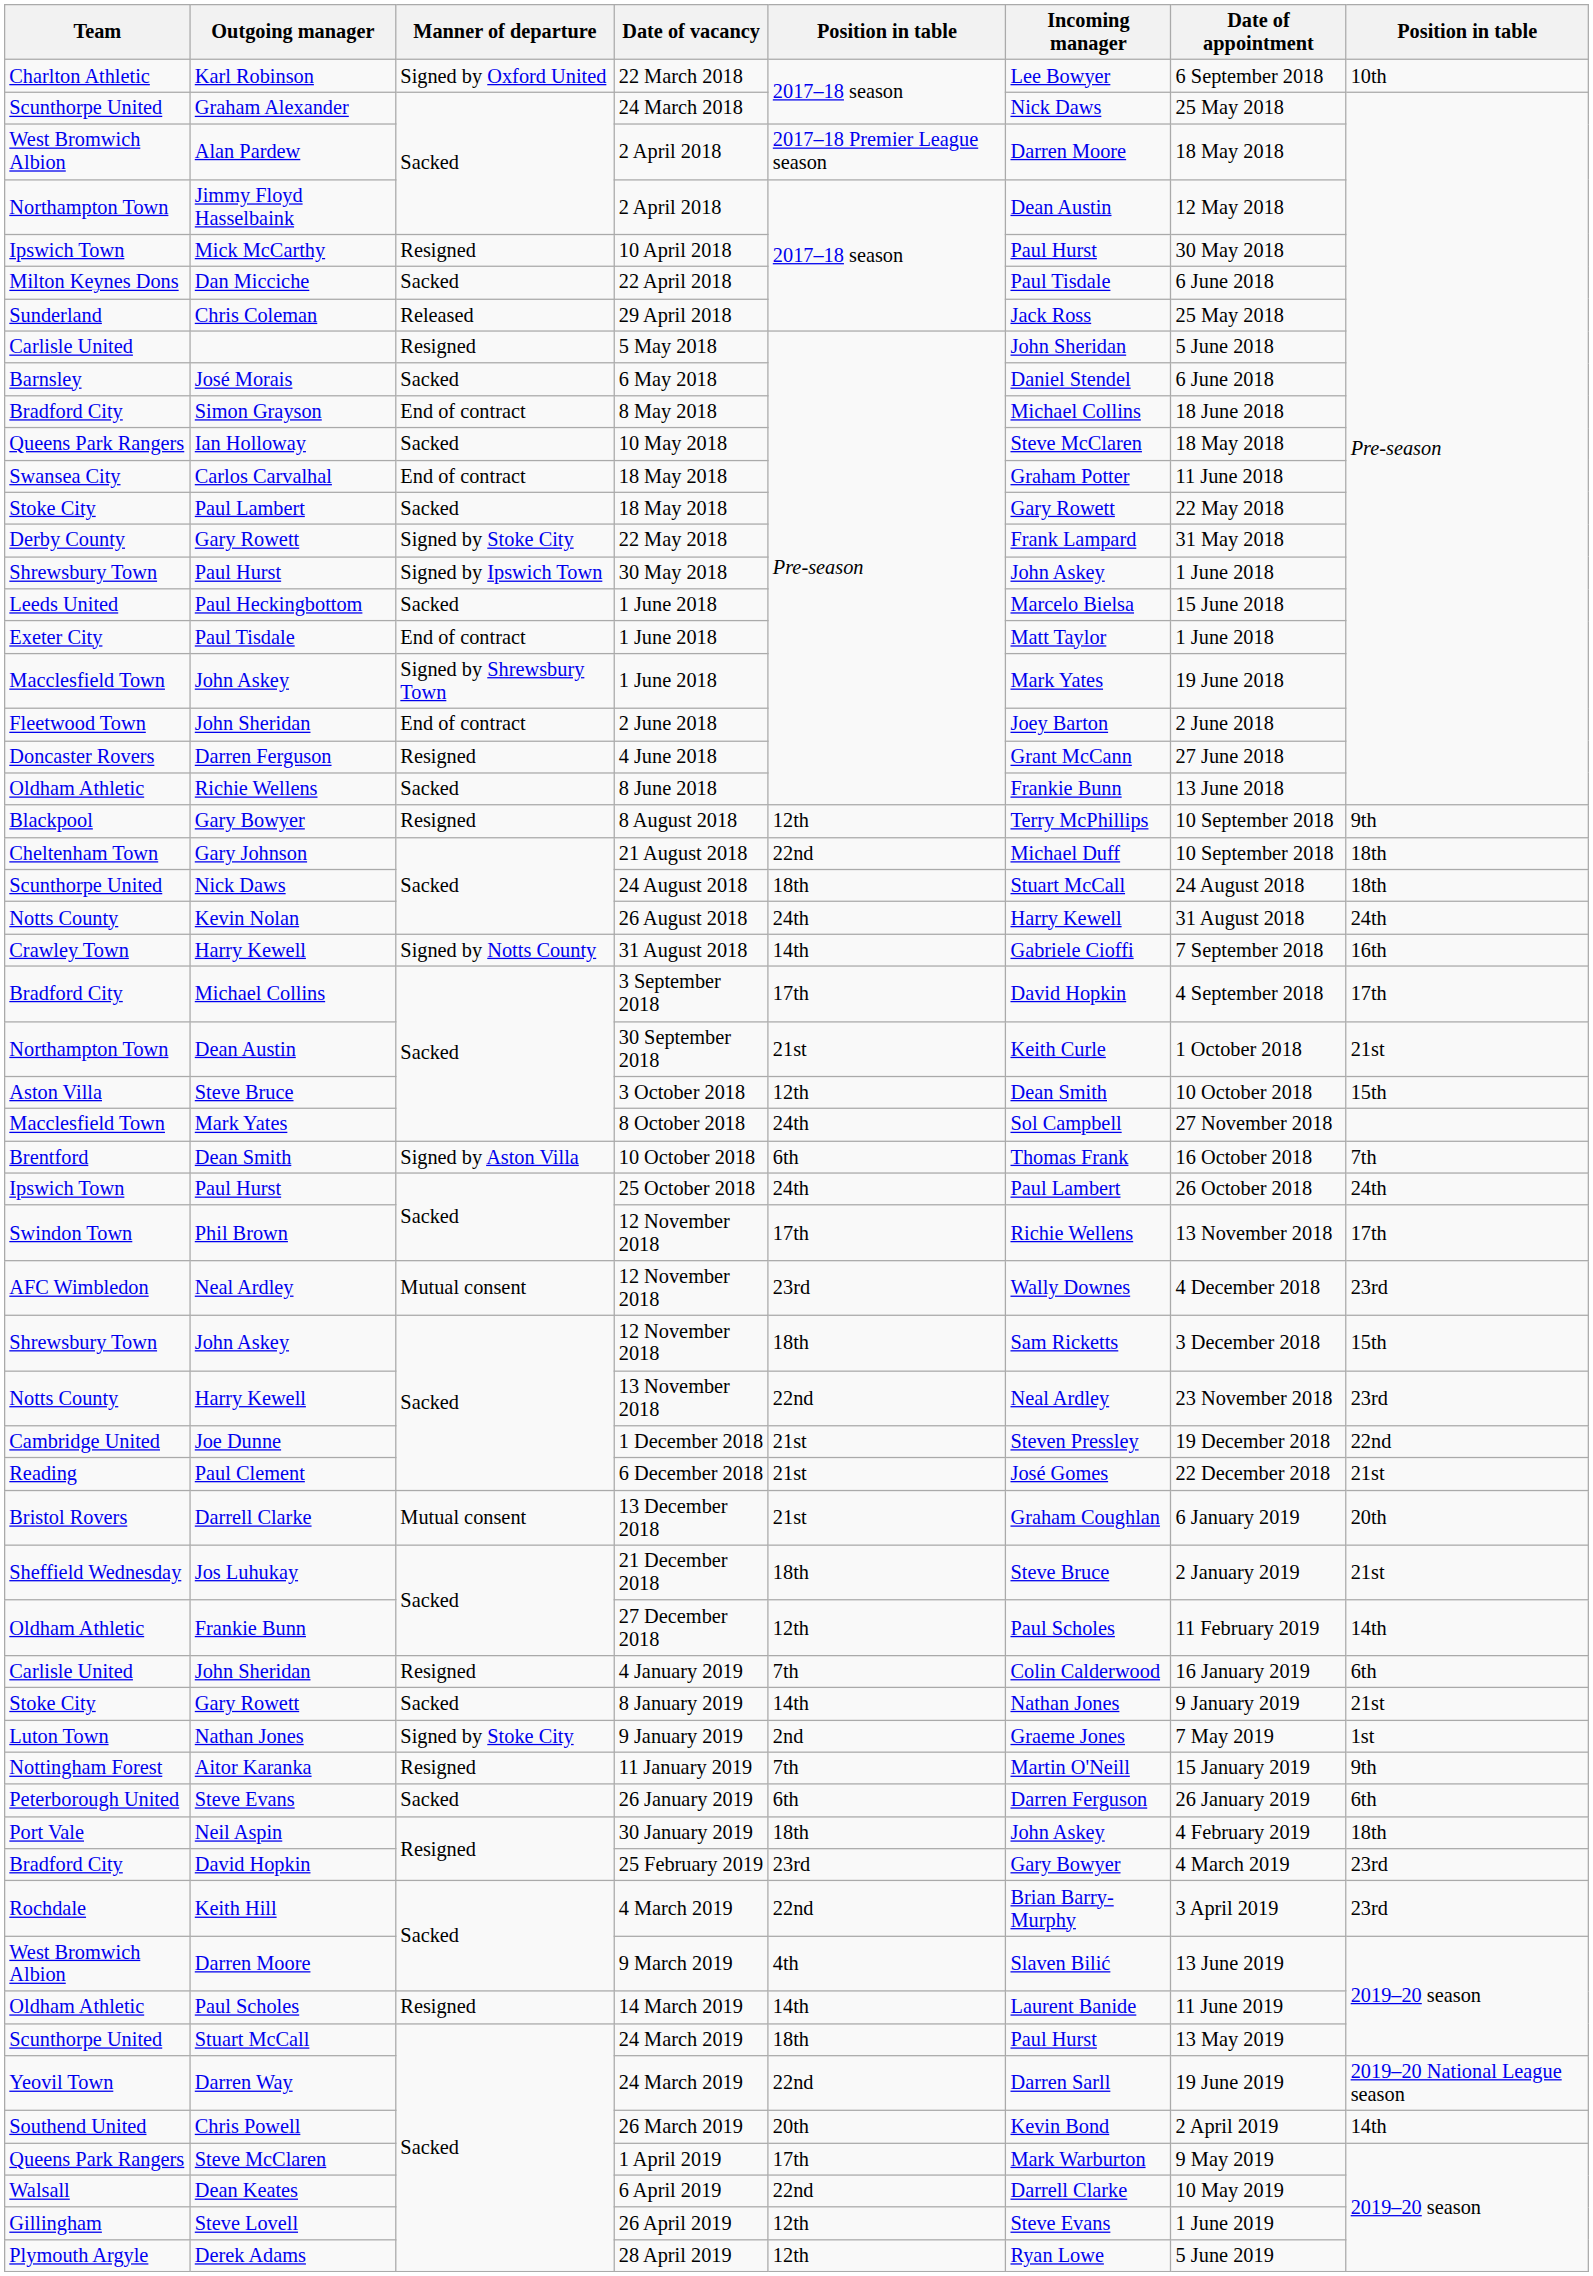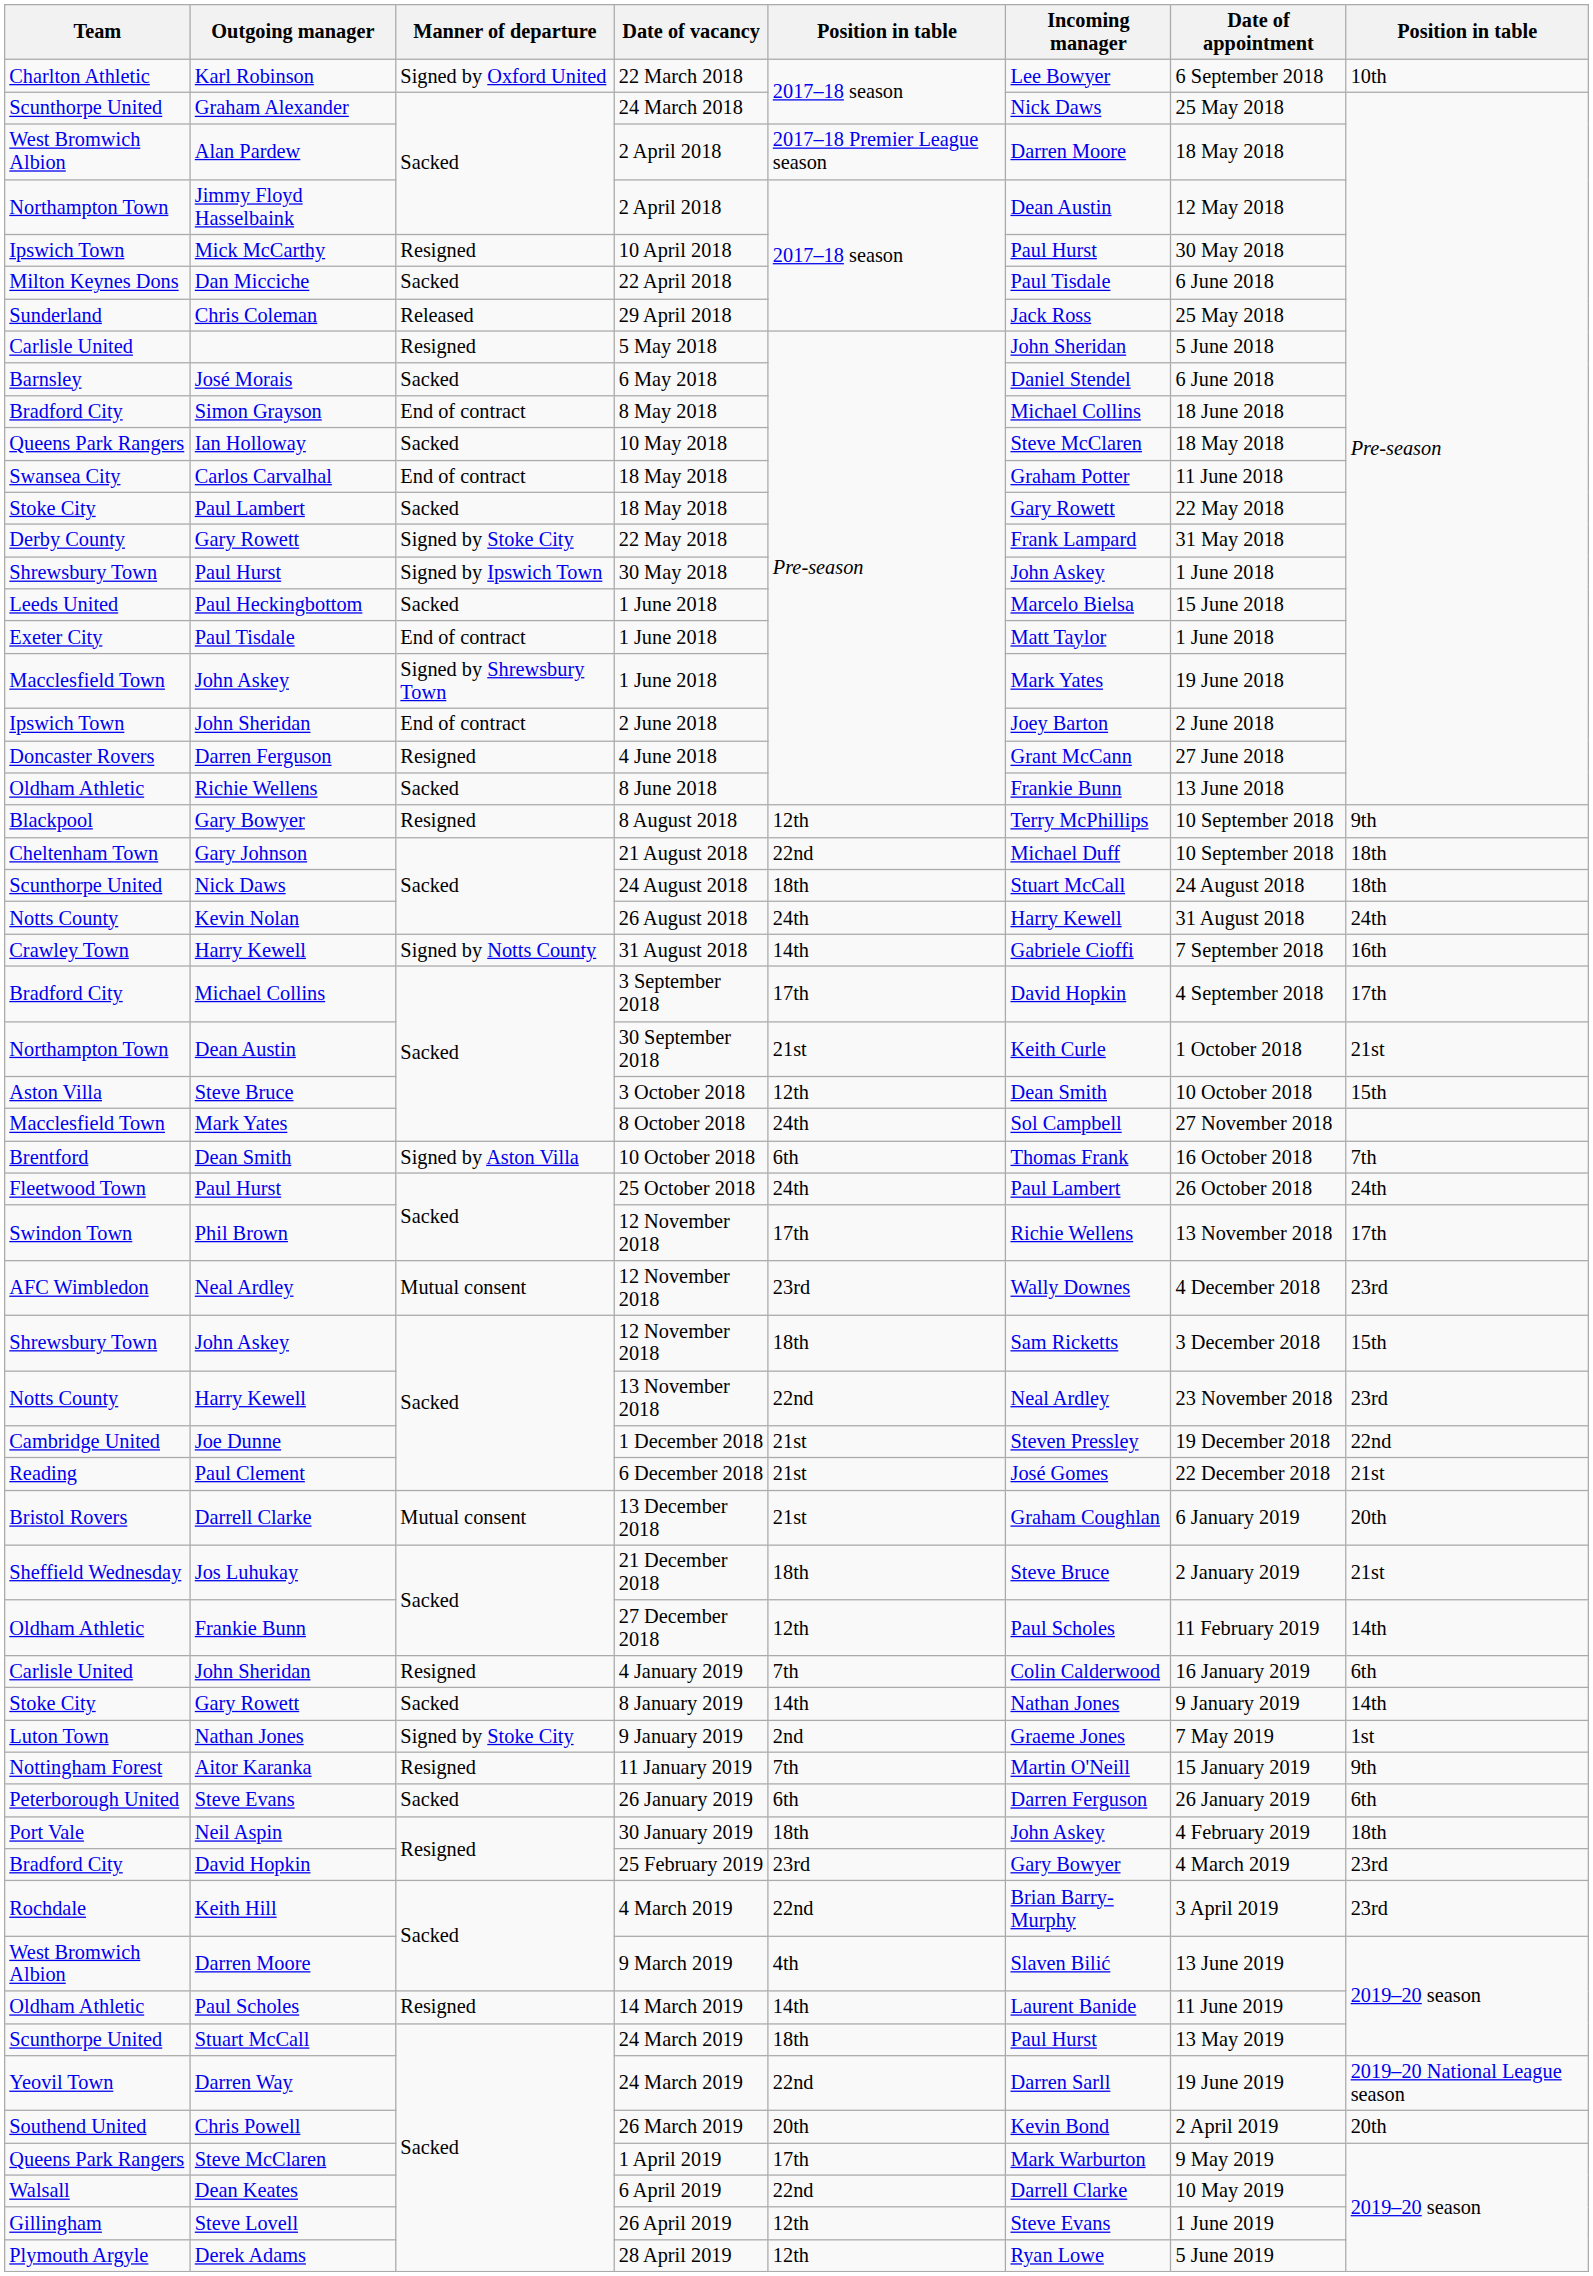(78, 724) Fleetwood Town -> (67, 724) Ipswich Town
(67, 1189) Ipswich Town -> (78, 1189) Fleetwood Town
(1368, 1703) 21st -> (1369, 1703) 14th
(1369, 2126) 14th -> (1369, 2126) 20th
